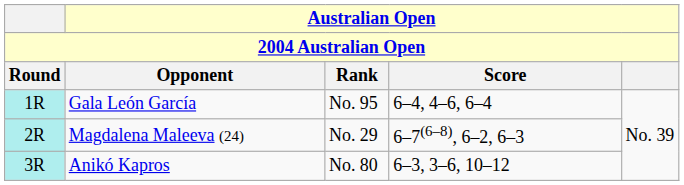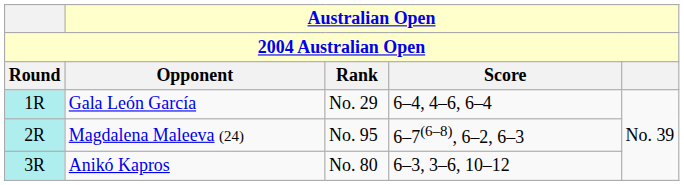(353, 103) No. 95 -> (353, 103) No. 29
(353, 134) No. 29 -> (353, 134) No. 95
